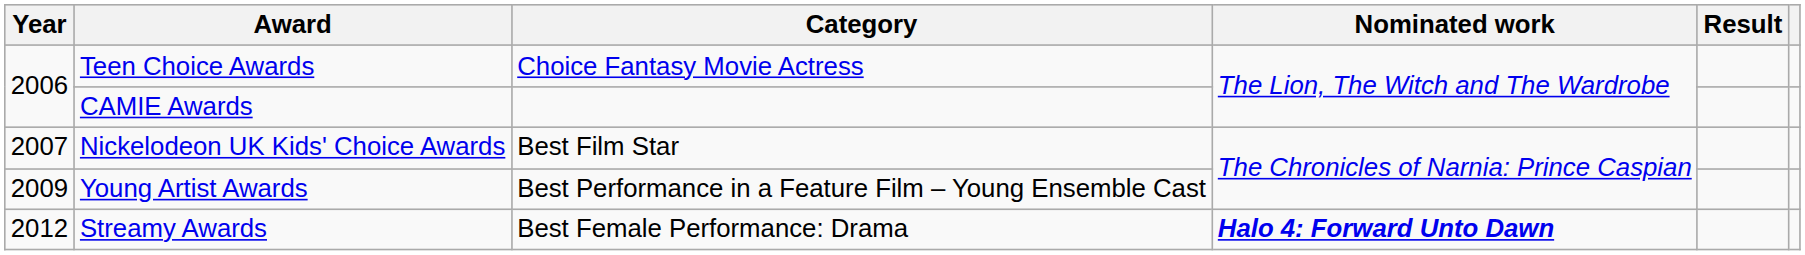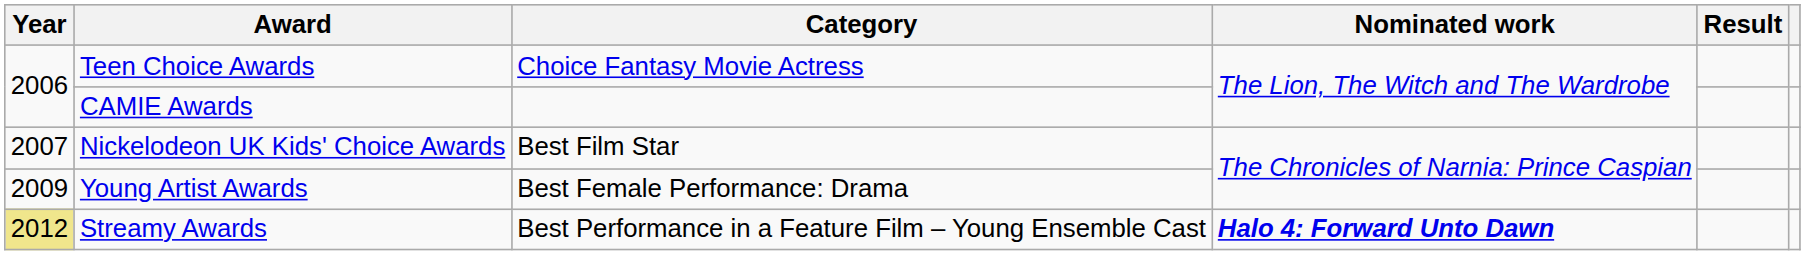(862, 188) Best Performance in a Feature Film – Young Ensemble Cast -> (713, 188) Best Female Performance: Drama
(39, 229) no background -> (39, 229) khaki background
(713, 229) Best Female Performance: Drama -> (862, 229) Best Performance in a Feature Film – Young Ensemble Cast
